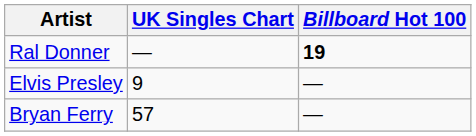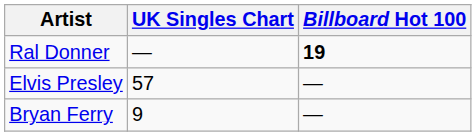(137, 83) 9 -> (143, 83) 57
(143, 114) 57 -> (137, 114) 9
